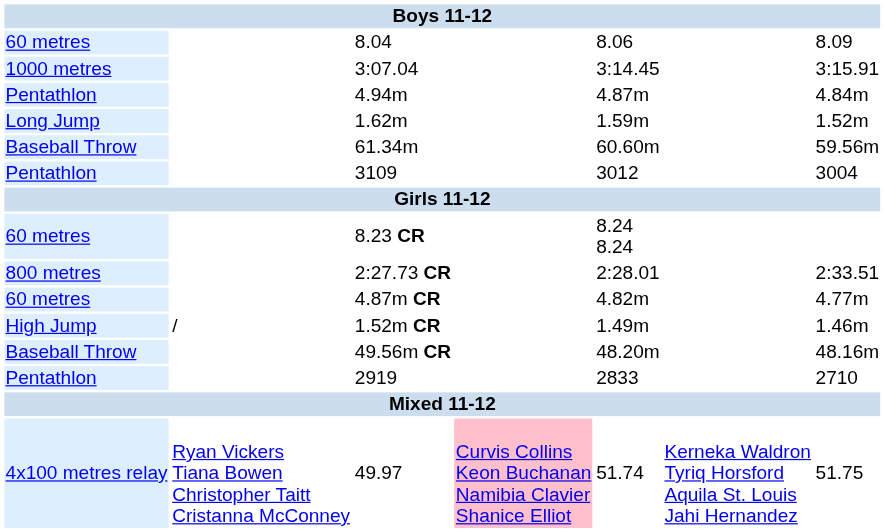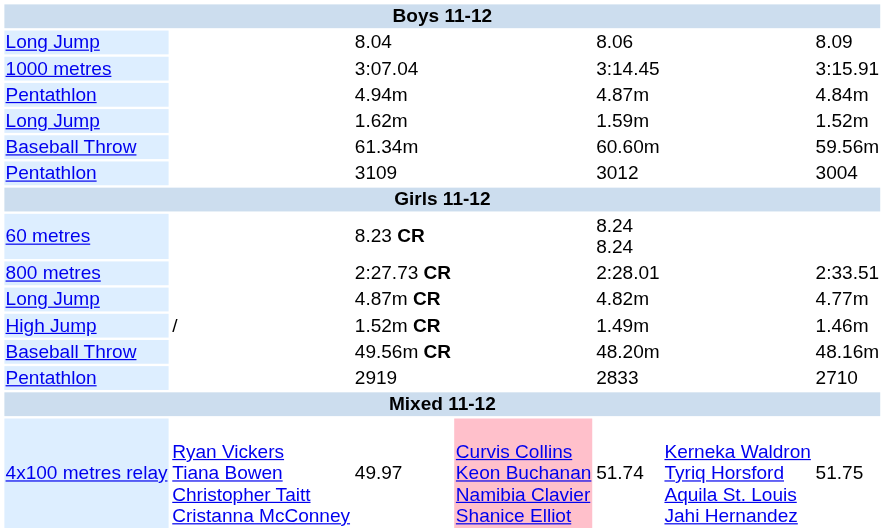(48, 42) 60 metres -> (53, 42) Long Jump
(48, 299) 60 metres -> (53, 299) Long Jump
